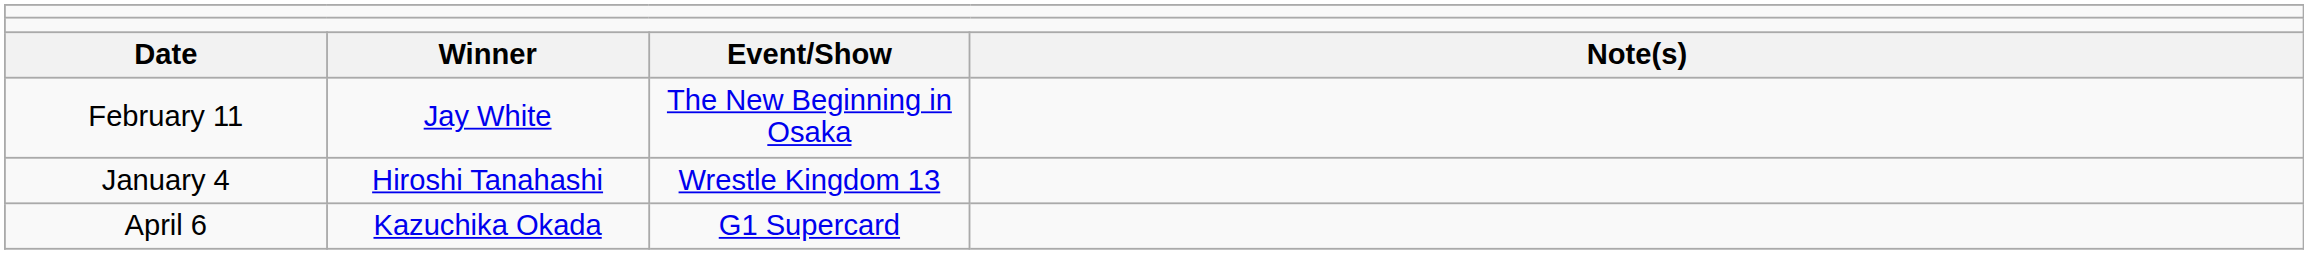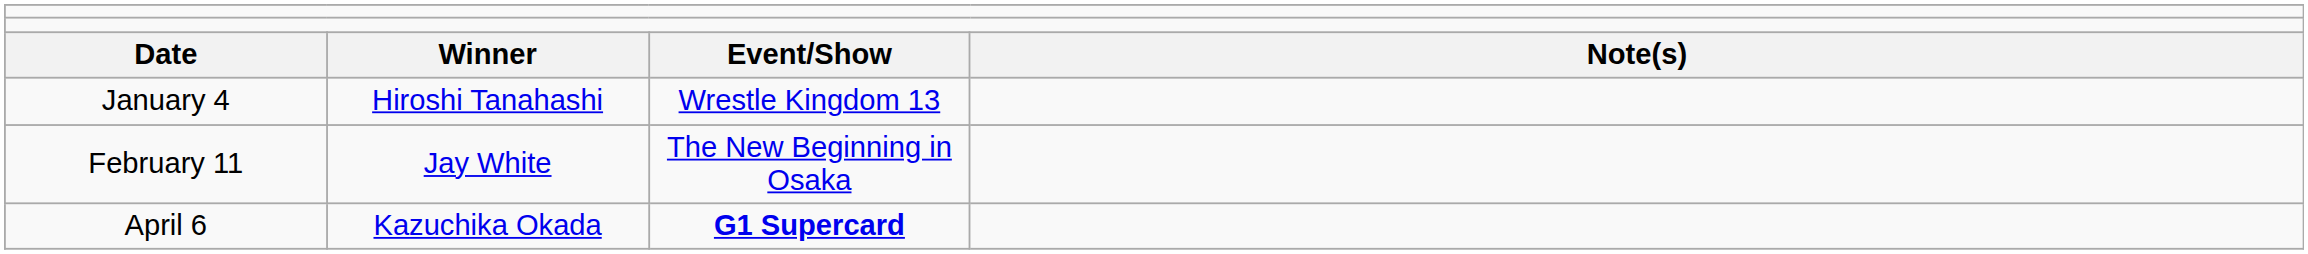rows swapped: (166, 179) <-> (166, 116)
(809, 225) normal -> (809, 225) bold
